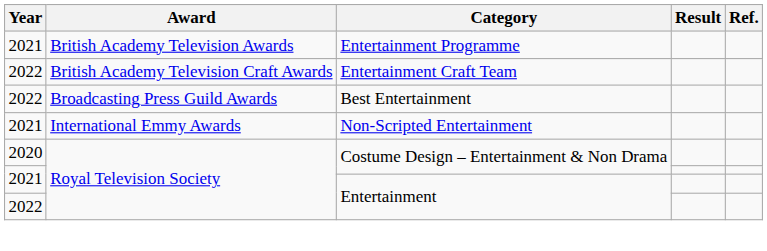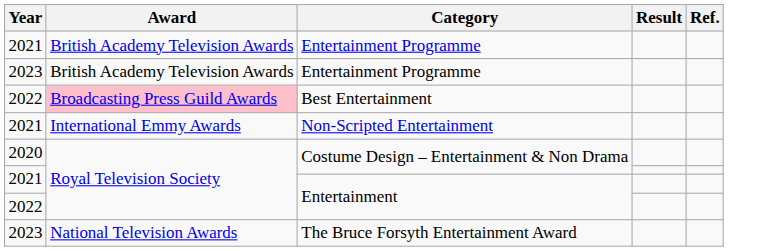+ row: (25, 71)
- row: (25, 71)
(164, 98) no background -> (164, 98) pink background
+ row: (25, 233)
